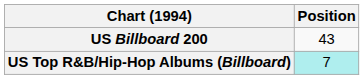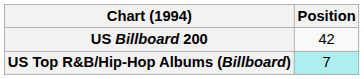(327, 39) 43 -> (327, 39) 42
